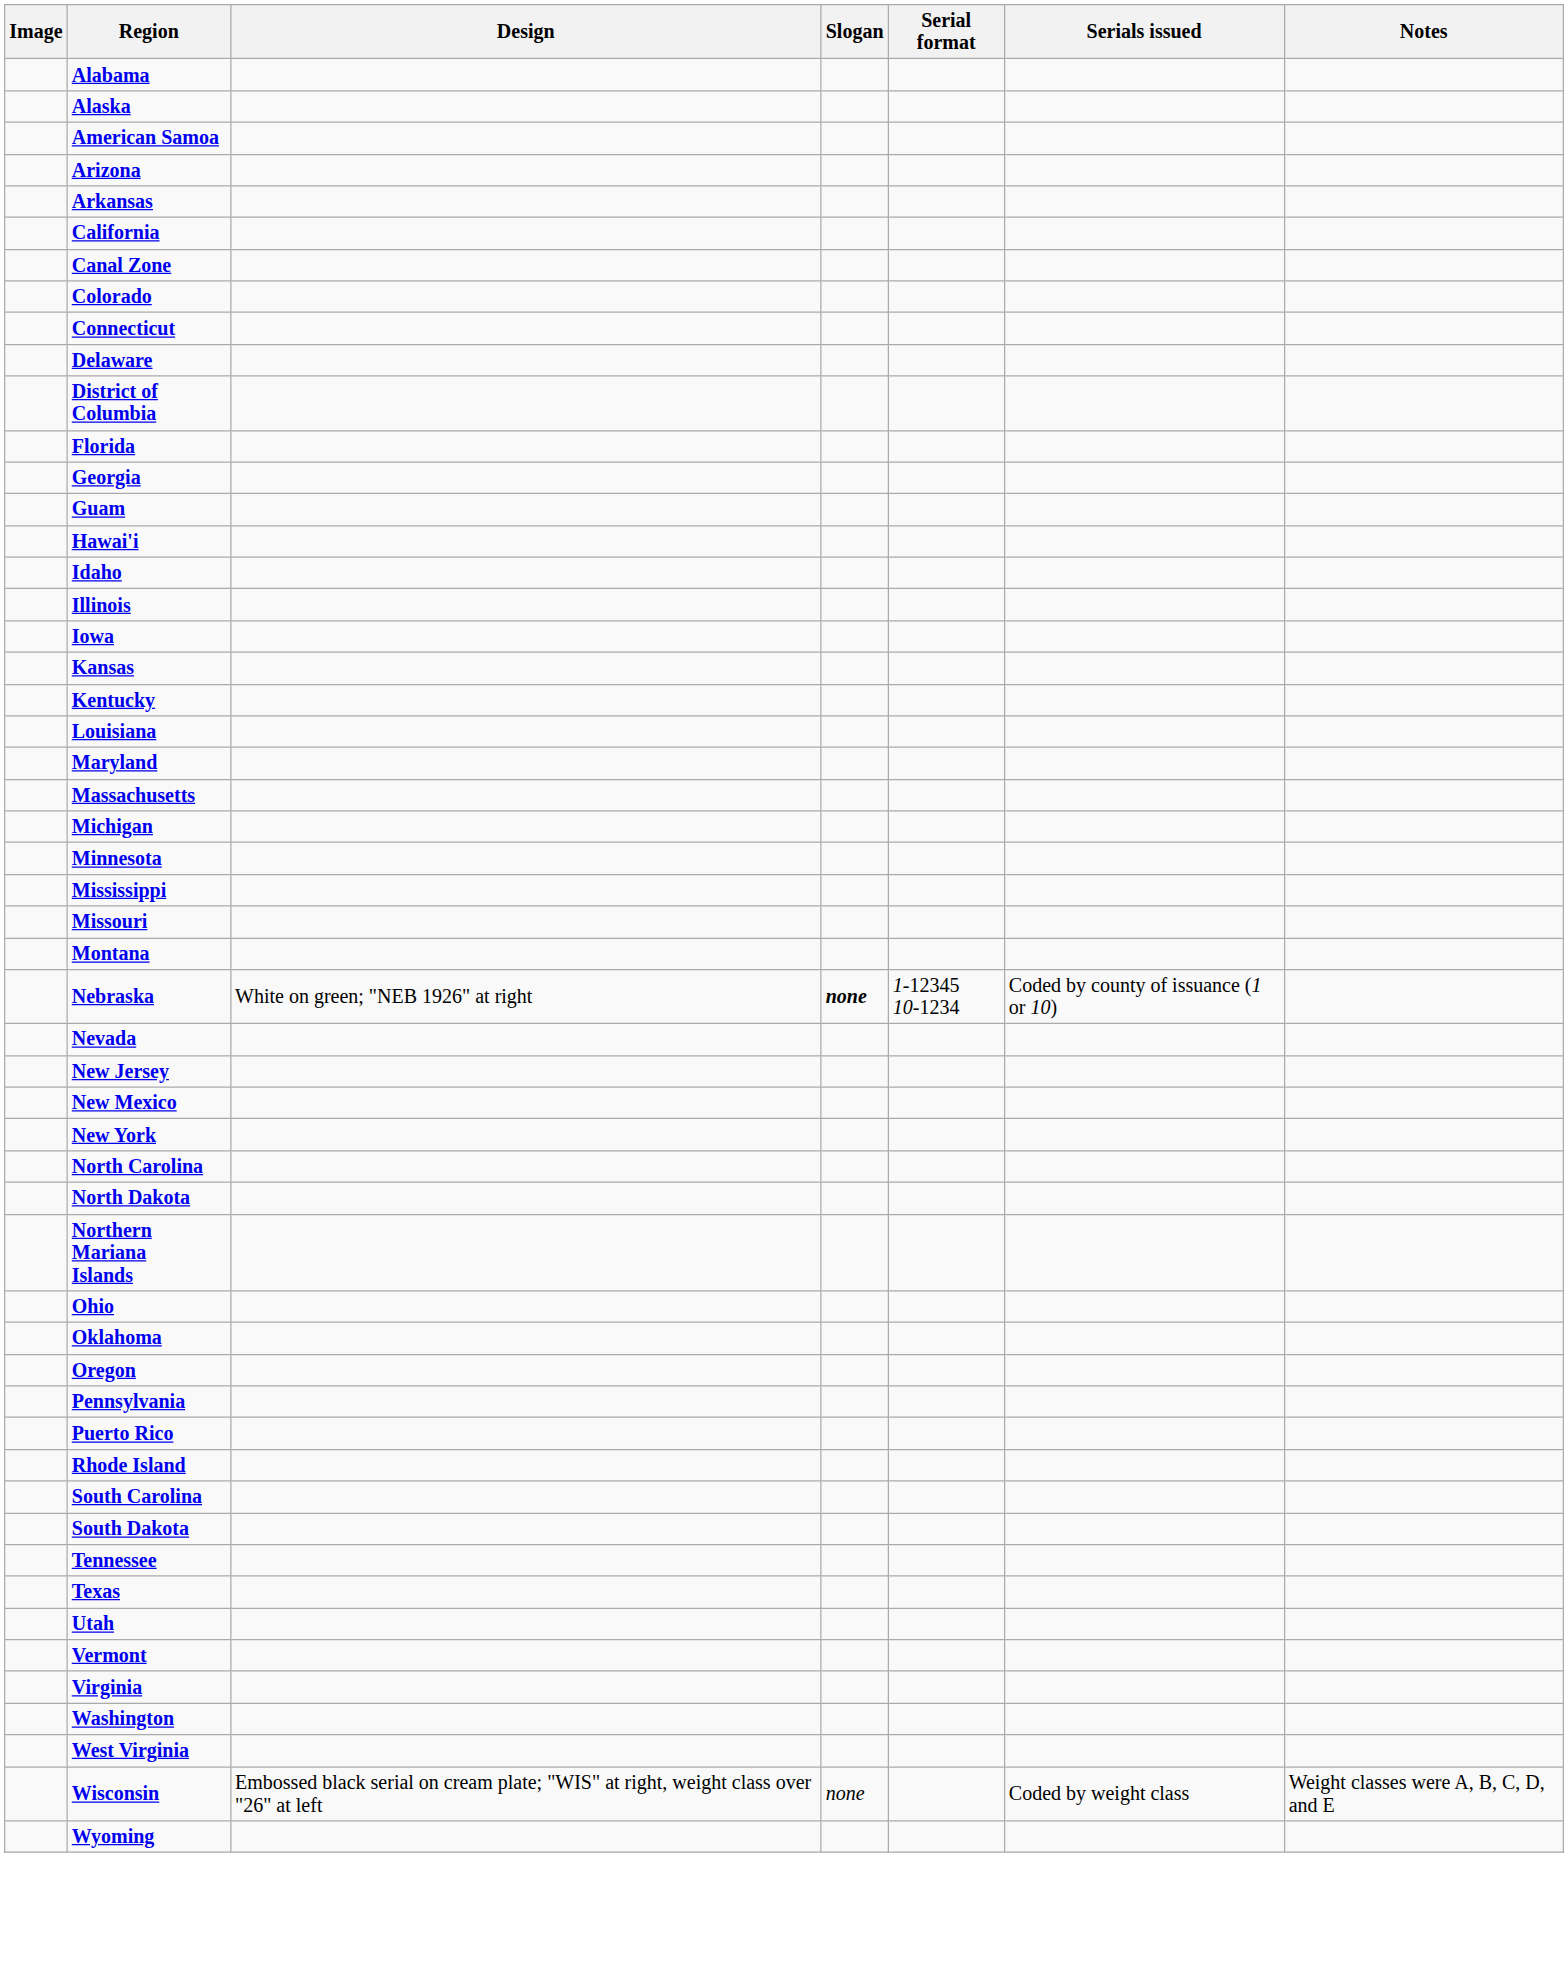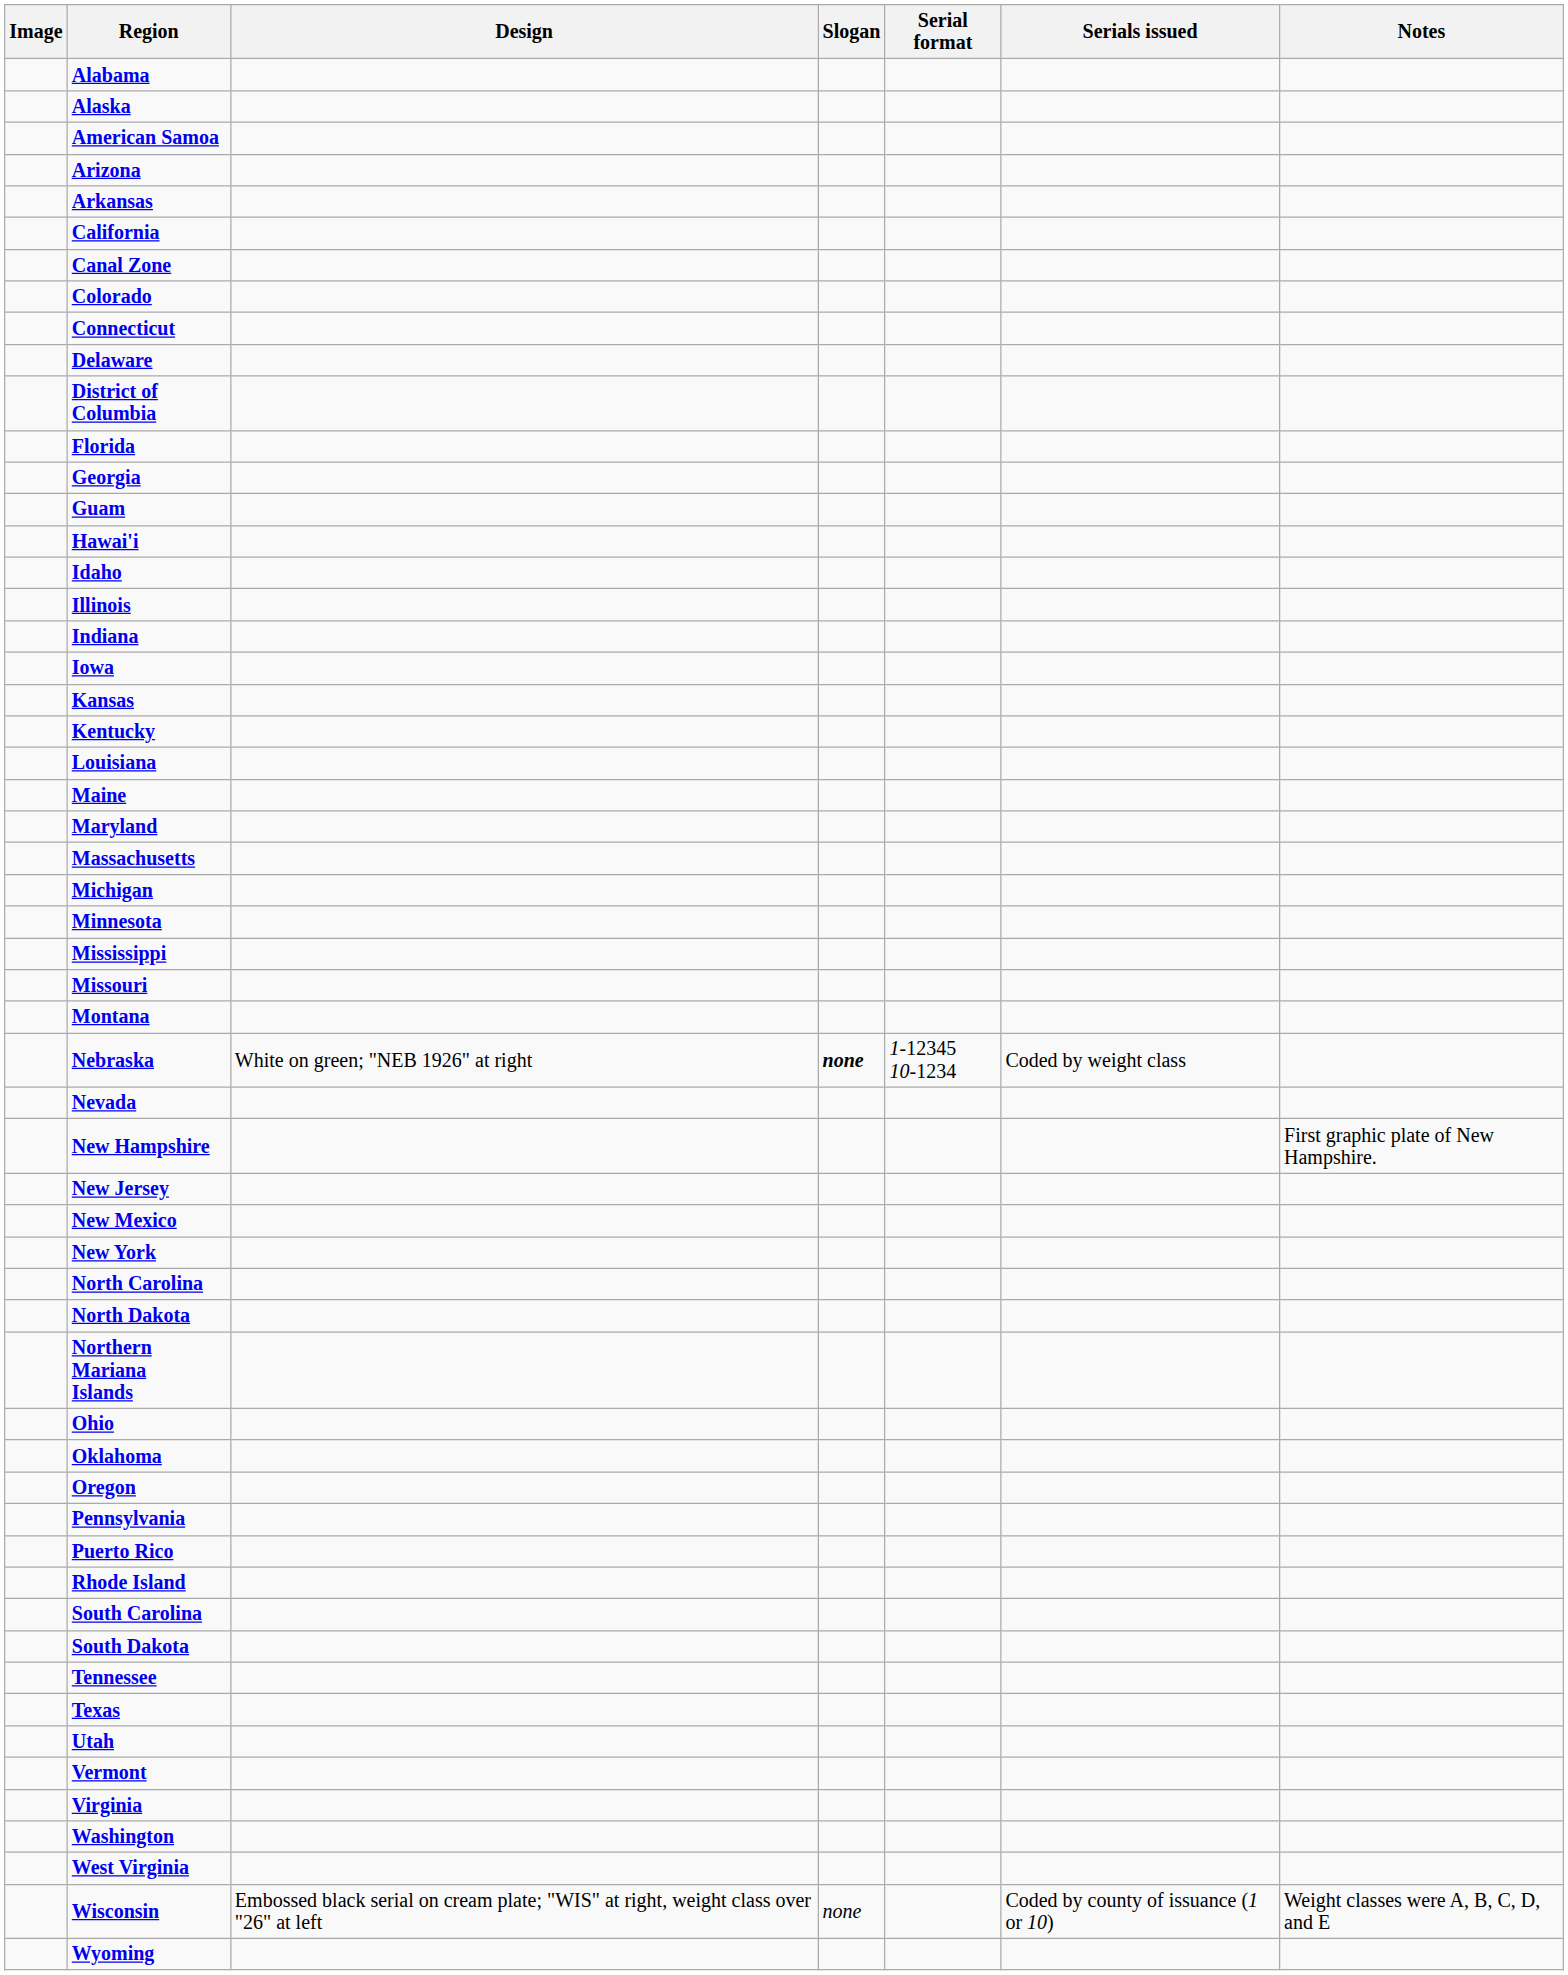+ row: (105, 636)
+ row: (99, 794)
(1135, 996) Coded by county of issuance (1 or 10) -> (1096, 1059) Coded by weight class
+ row: (141, 1145)
(1099, 1793) Coded by weight class -> (1132, 1911) Coded by county of issuance (1 or 10)
